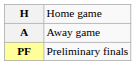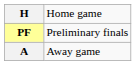rows swapped: (24, 33) <-> (24, 51)
